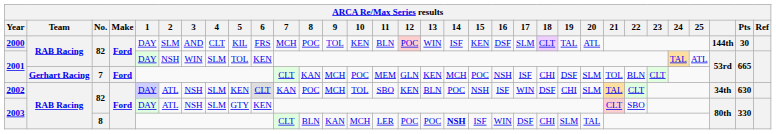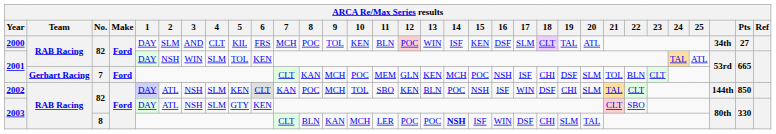(723, 43) 144th -> (723, 43) 34th
(744, 43) 30 -> (744, 43) 27
(723, 90) 34th -> (723, 90) 144th
(744, 90) 630 -> (744, 90) 850
